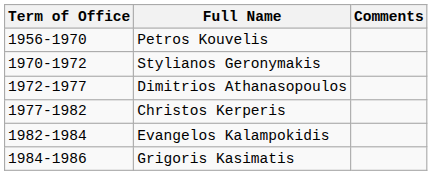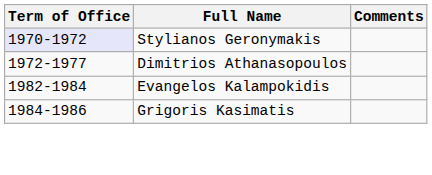- row: (203, 40)
(47, 64) no background -> (47, 40) lavender background
- row: (212, 111)
